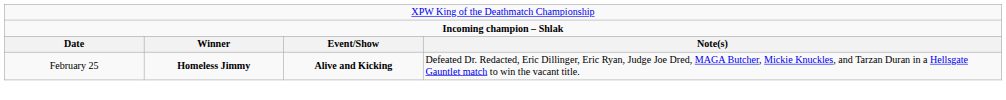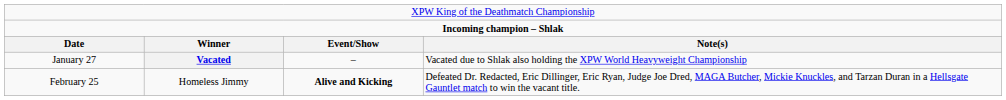+ row: (74, 60)
(214, 66) bold -> (214, 82) normal
